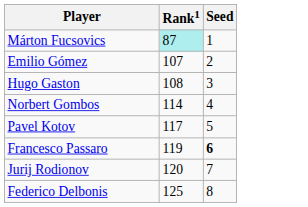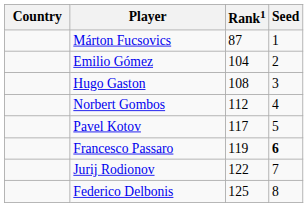+ column: (37, 17)
(169, 40) paleturquoise background -> (235, 40) no background
(173, 62) 107 -> (239, 62) 104
(173, 105) 114 -> (238, 105) 112
(173, 169) 120 -> (239, 169) 122
